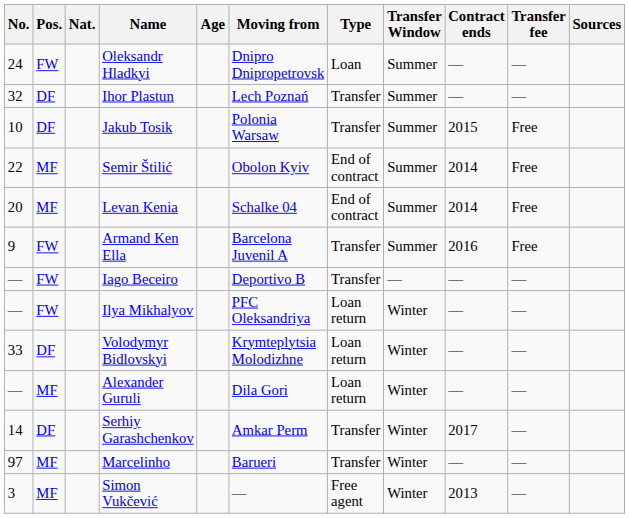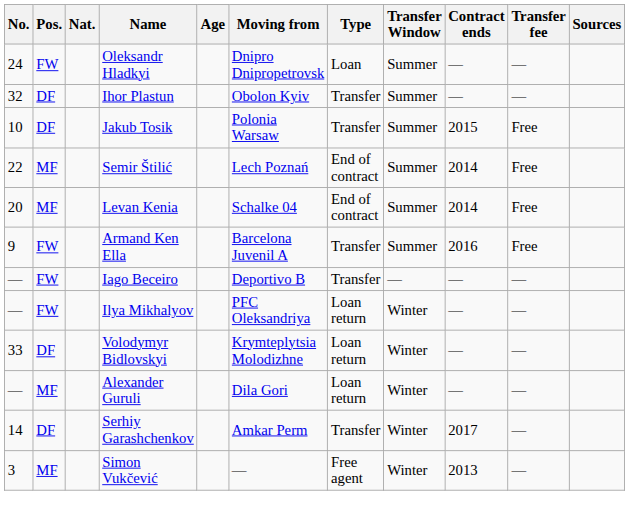(270, 95) Lech Poznań -> (271, 95) Obolon Kyiv
(271, 167) Obolon Kyiv -> (270, 167) Lech Poznań
- row: (136, 461)
